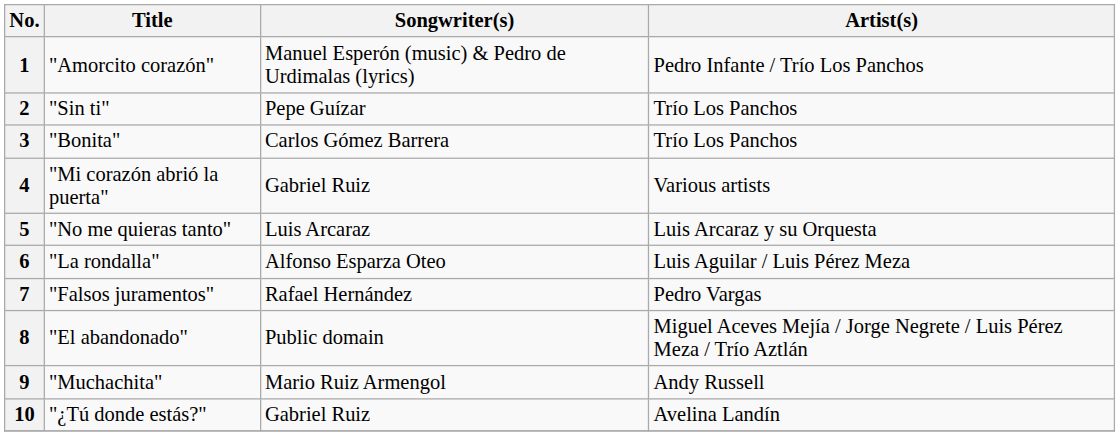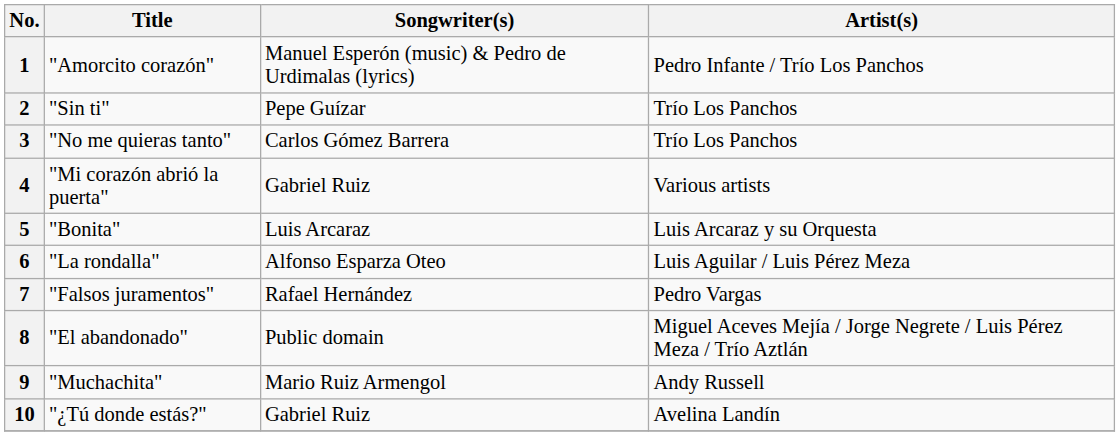(85, 141) "Bonita" -> (140, 141) "No me quieras tanto"
(140, 229) "No me quieras tanto" -> (85, 229) "Bonita"
